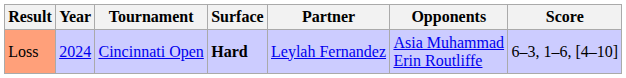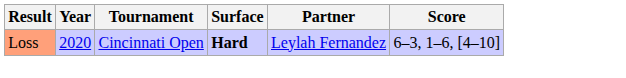- column: (449, 17)
(75, 51) 2024 -> (75, 42) 2020
